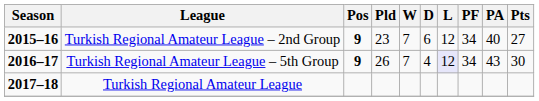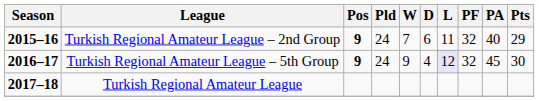(382, 38) 23 -> (382, 38) 24
(448, 38) 12 -> (448, 38) 11
(469, 38) 34 -> (469, 38) 32
(518, 38) 27 -> (518, 38) 29
(382, 61) 26 -> (382, 61) 24
(406, 61) 7 -> (406, 61) 9
(469, 61) 34 -> (469, 61) 32
(493, 61) 43 -> (493, 61) 45
